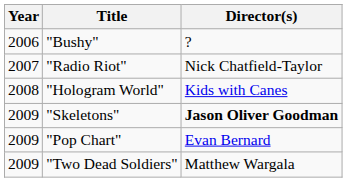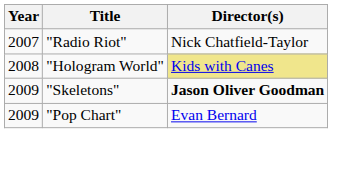- row: (72, 41)
(236, 90) no background -> (222, 66) khaki background
- row: (112, 164)
